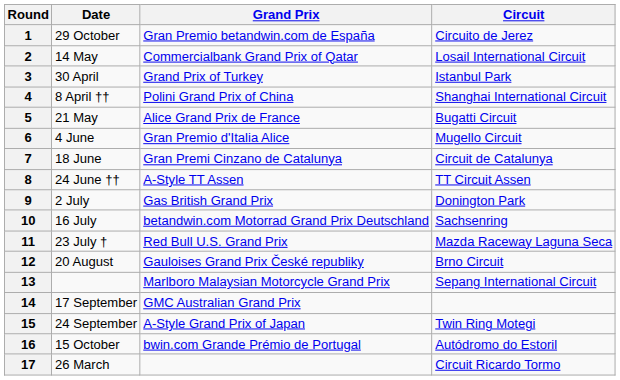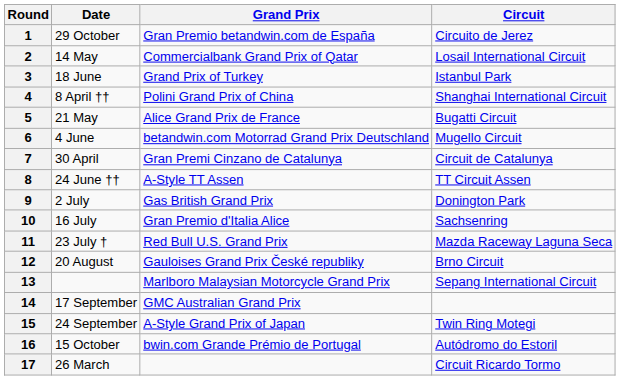(77, 76) 30 April -> (78, 76) 18 June
(216, 138) Gran Premio d'Italia Alice -> (286, 138) betandwin.com Motorrad Grand Prix Deutschland
(78, 158) 18 June -> (77, 158) 30 April
(286, 220) betandwin.com Motorrad Grand Prix Deutschland -> (216, 220) Gran Premio d'Italia Alice
